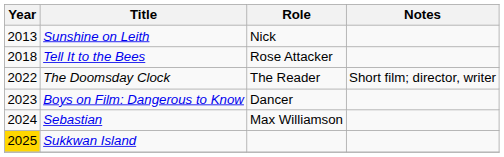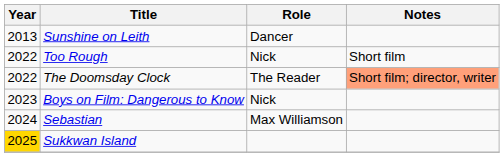(263, 36) Nick -> (271, 36) Dancer
- row: (94, 57)
+ row: (75, 57)
(423, 78) no background -> (423, 78) lightsalmon background
(271, 99) Dancer -> (263, 99) Nick
